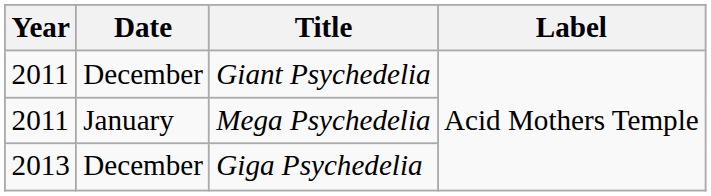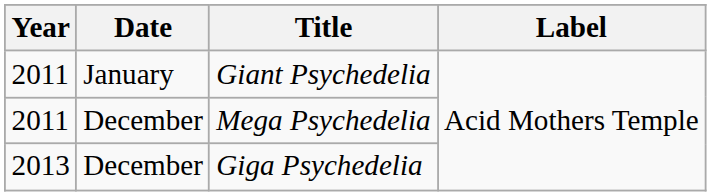(143, 73) December -> (129, 73) January
(129, 119) January -> (143, 119) December
